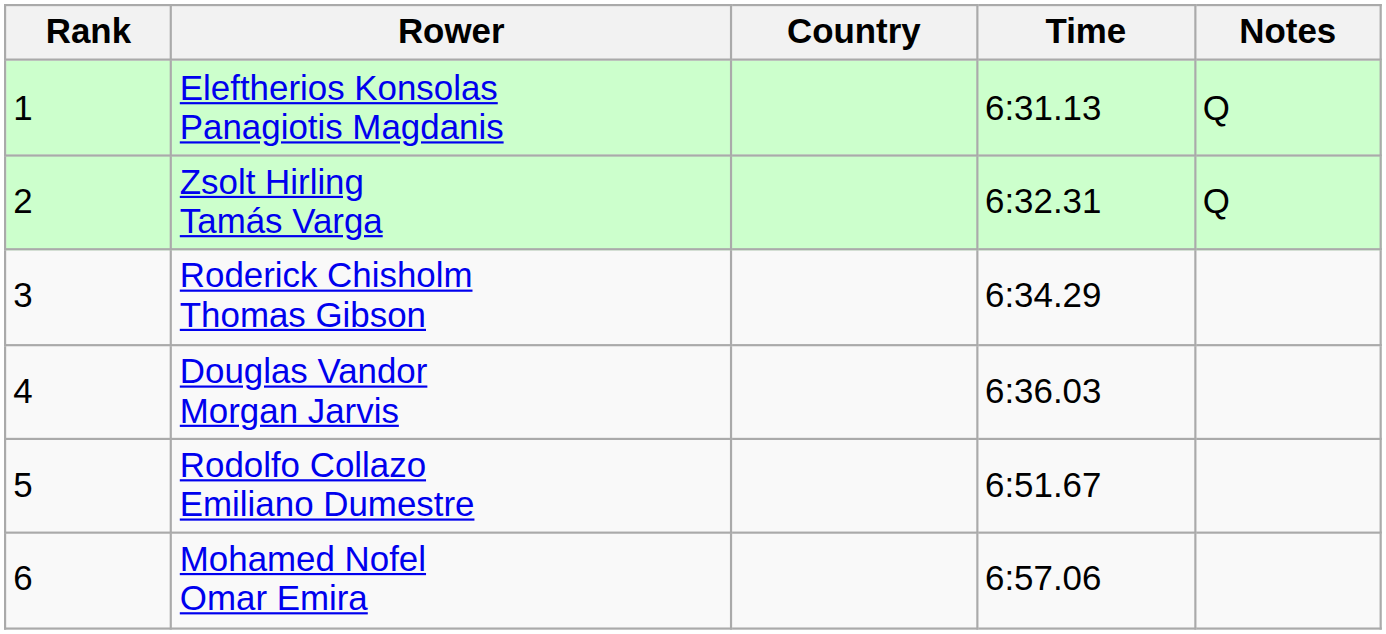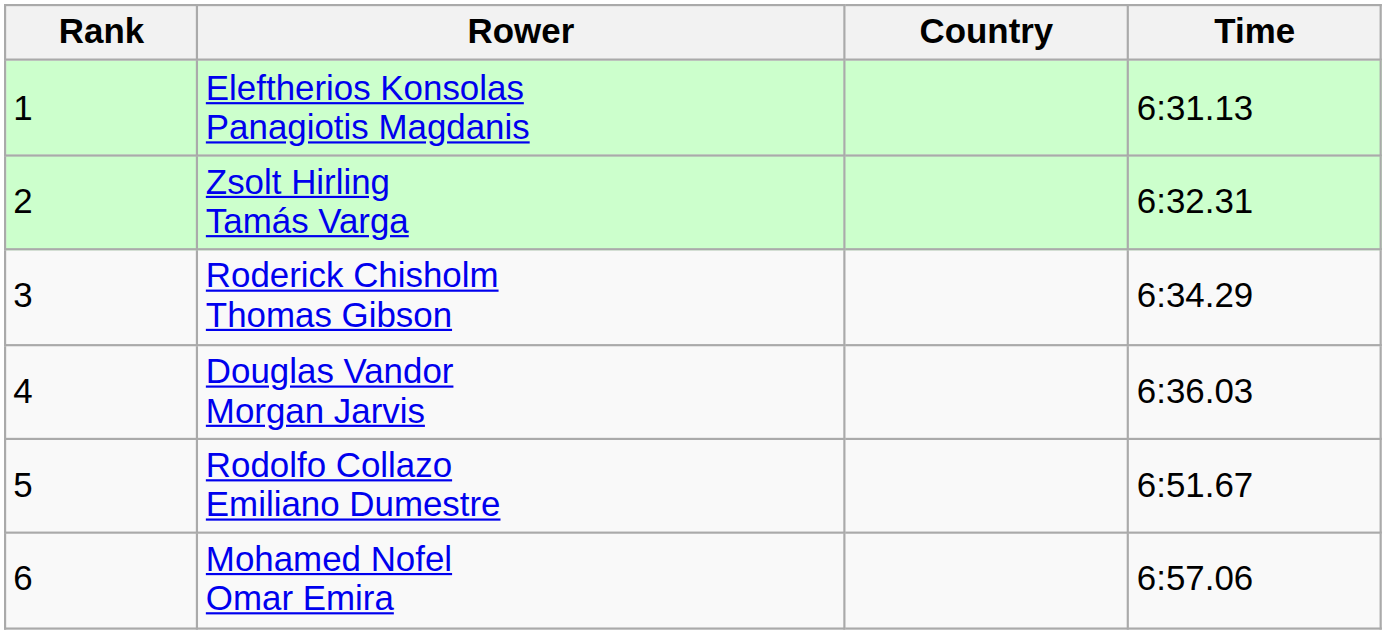- column: (1288, 32)
